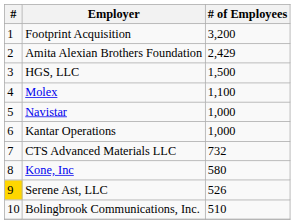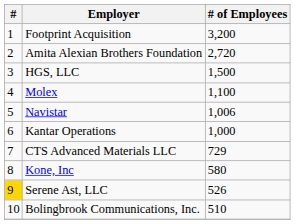(222, 53) 2,429 -> (222, 53) 2,720
(222, 111) 1,000 -> (222, 111) 1,006
(217, 151) 732 -> (217, 151) 729
